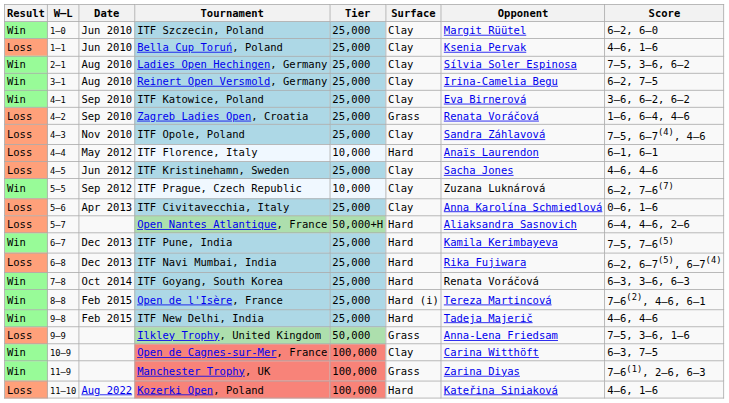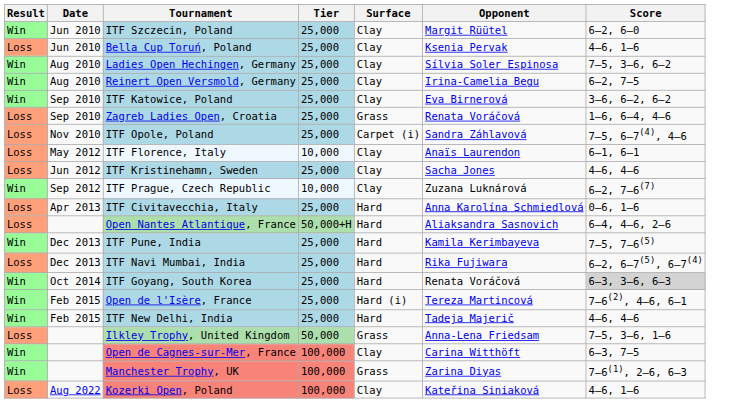- column: (63, 13)
(401, 134) Clay -> (388, 134) Carpet (i)
(401, 153) Hard -> (369, 153) Clay
(401, 207) Clay -> (369, 207) Hard
(649, 281) no background -> (630, 281) lightgrey background
(401, 390) Hard -> (369, 390) Clay
